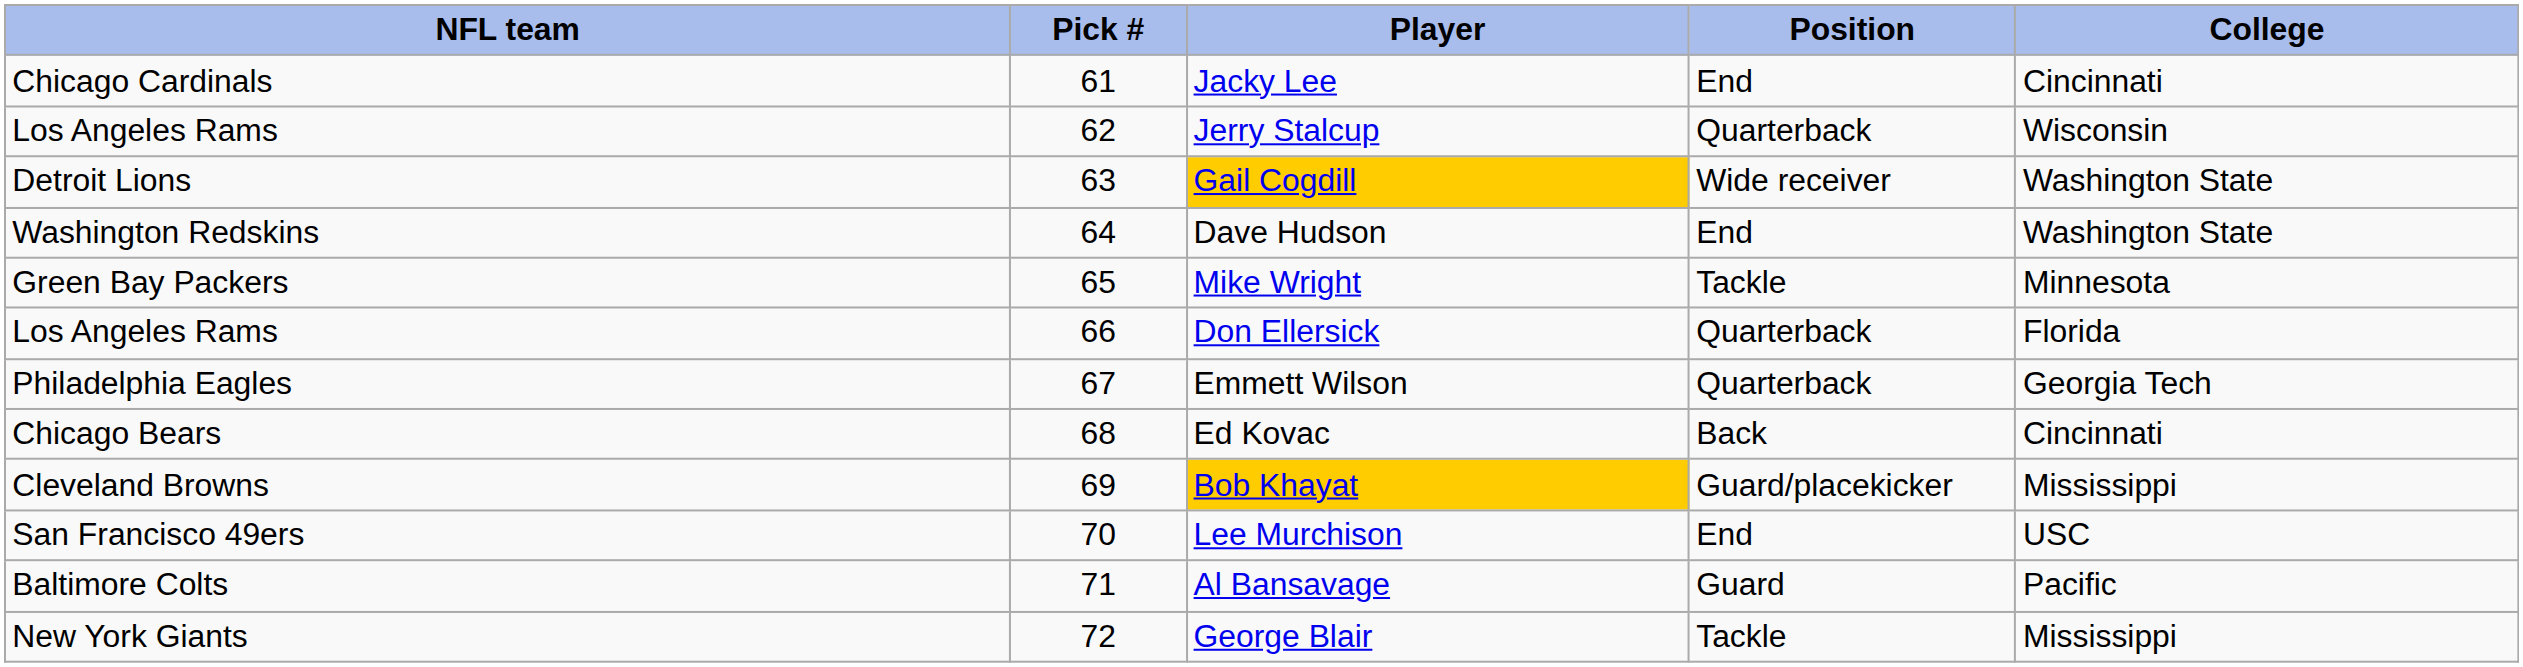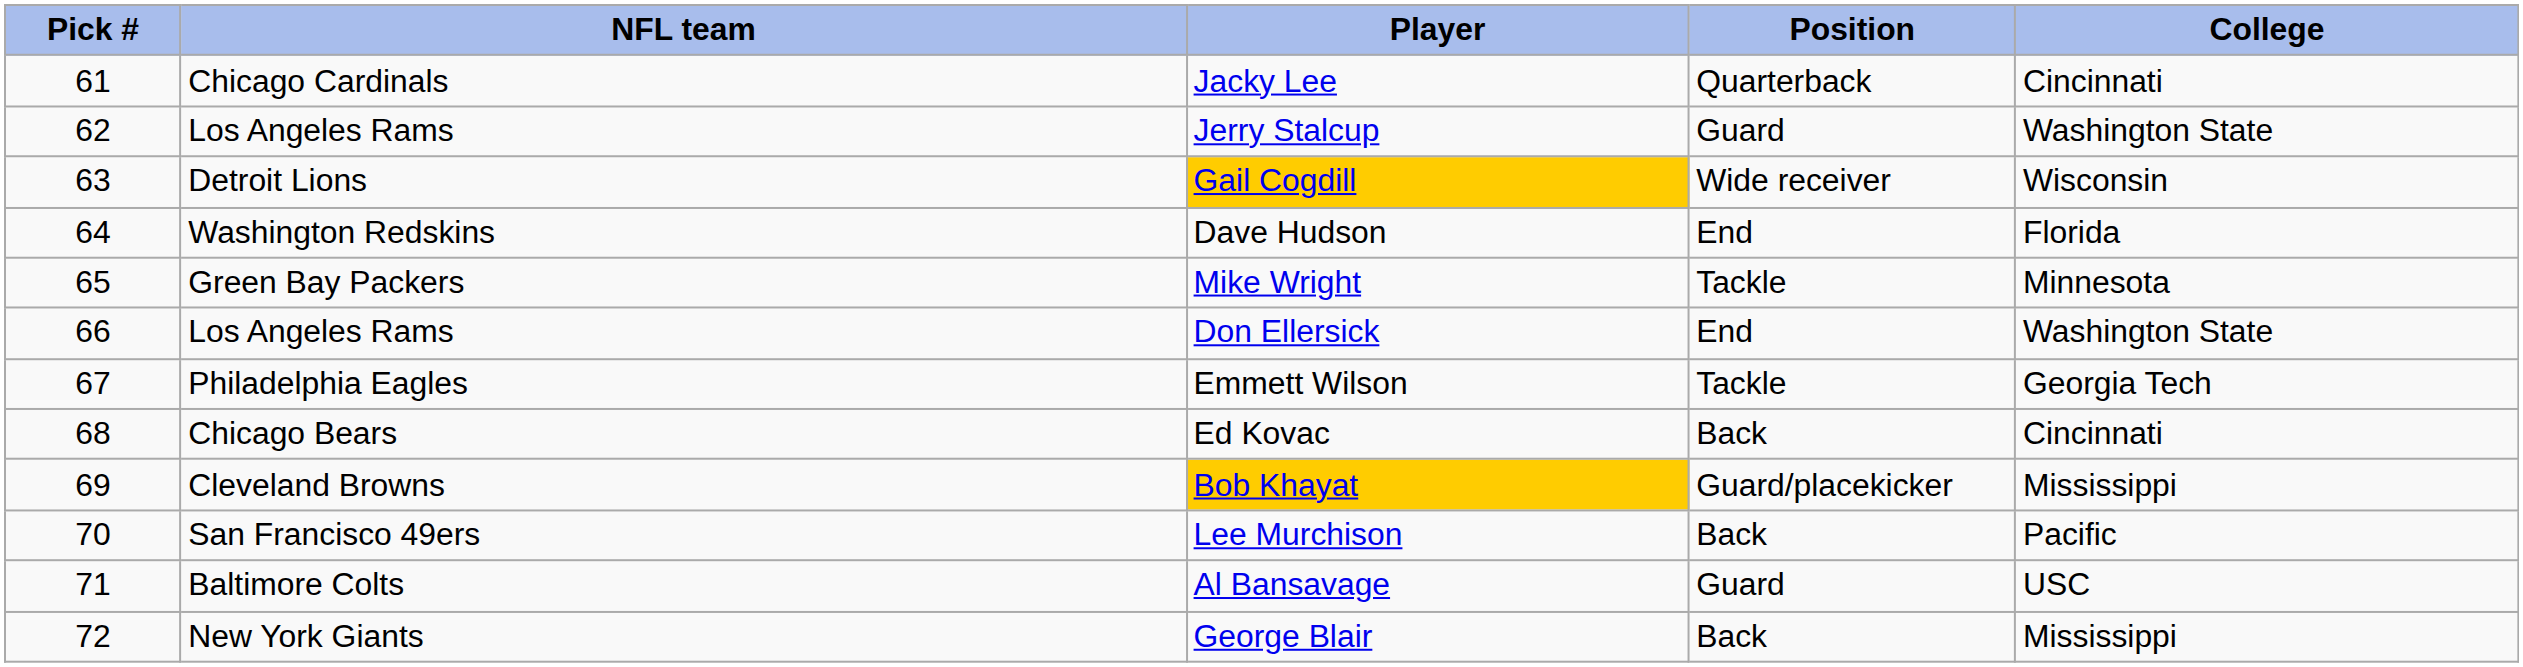columns swapped: (1098, 29) <-> (508, 29)
(1725, 80) End -> (1784, 80) Quarterback
(1784, 130) Quarterback -> (1740, 130) Guard
(2096, 130) Wisconsin -> (2148, 130) Washington State
(2148, 181) Washington State -> (2096, 181) Wisconsin
(2148, 231) Washington State -> (2072, 231) Florida
(1784, 332) Quarterback -> (1725, 332) End
(2072, 332) Florida -> (2148, 332) Washington State
(1784, 383) Quarterback -> (1741, 383) Tackle
(1725, 534) End -> (1732, 534) Back
(2057, 534) USC -> (2070, 534) Pacific
(2070, 585) Pacific -> (2057, 585) USC
(1741, 635) Tackle -> (1732, 635) Back
